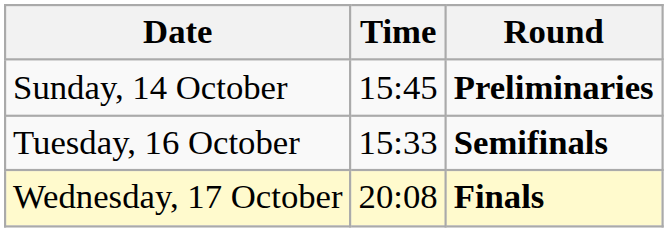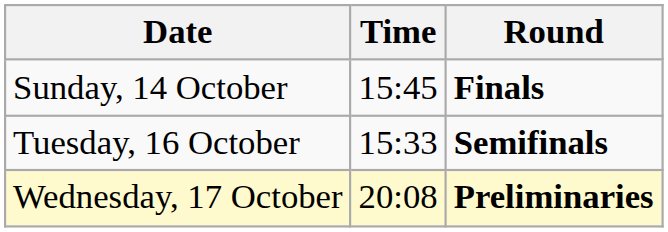(554, 87) Preliminaries -> (499, 87) Finals
(499, 197) Finals -> (554, 197) Preliminaries
